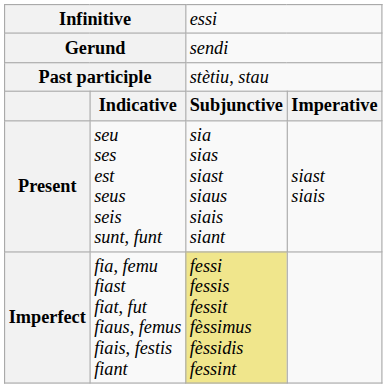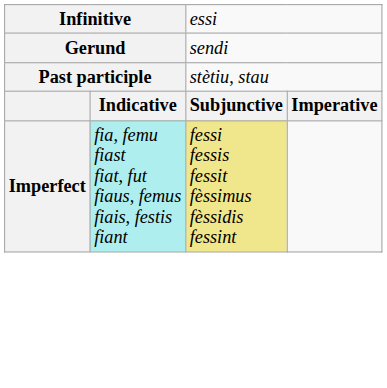- row: (47, 185)
(138, 317) no background -> (138, 185) paleturquoise background
